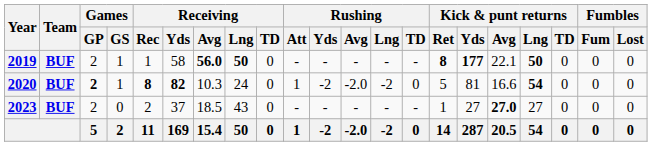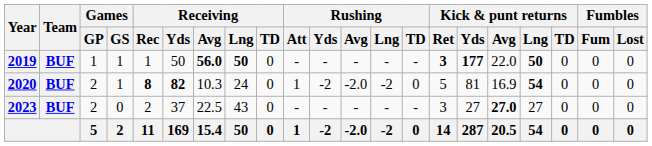(94, 61) 2 -> (94, 61) 1
(178, 61) 58 -> (178, 61) 50
(443, 61) 8 -> (443, 61) 3
(504, 61) 22.1 -> (504, 61) 22.0
(94, 84) bold -> (94, 84) normal
(504, 84) 16.6 -> (504, 84) 16.9
(209, 107) 18.5 -> (209, 107) 22.5
(443, 107) 1 -> (443, 107) 3
